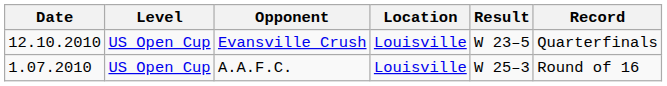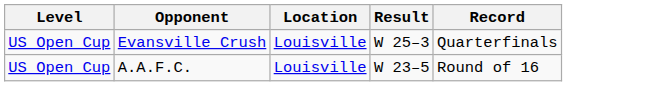- column: (55, 17)
(502, 42) W 23–5 -> (402, 42) W 25–3
(502, 68) W 25–3 -> (402, 68) W 23–5
